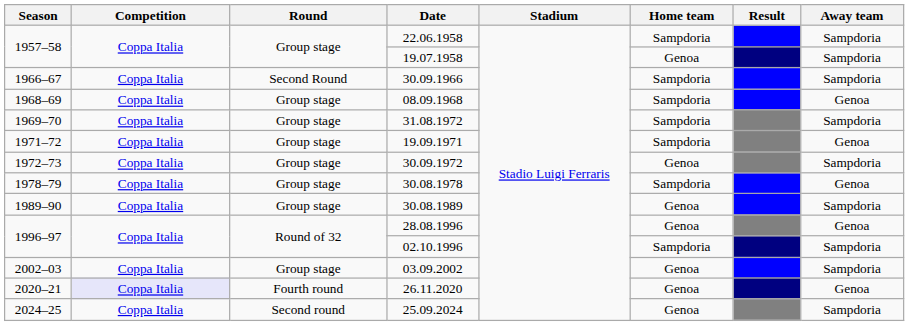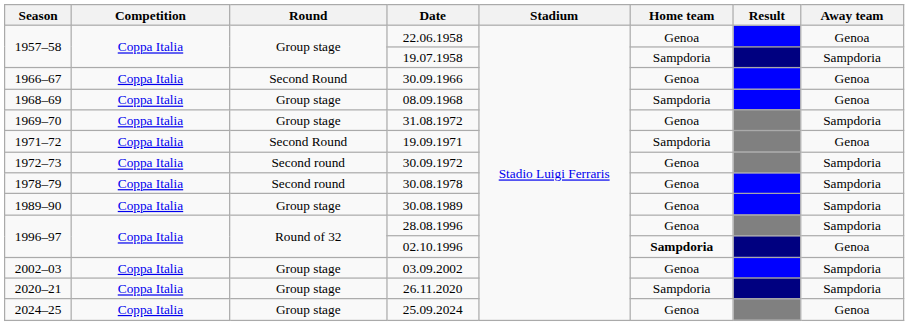(682, 36) Sampdoria -> (682, 36) Genoa
(852, 36) Sampdoria -> (852, 36) Genoa
(682, 57) Genoa -> (682, 57) Sampdoria
(682, 78) Sampdoria -> (682, 78) Genoa
(852, 78) Sampdoria -> (852, 78) Genoa
(682, 120) Sampdoria -> (682, 120) Genoa
(308, 141) Group stage -> (308, 141) Second Round
(308, 162) Group stage -> (308, 162) Second round
(308, 183) Group stage -> (308, 183) Second round
(682, 183) Sampdoria -> (682, 183) Genoa
(852, 183) Genoa -> (852, 183) Sampdoria
(852, 225) Genoa -> (852, 225) Sampdoria
(682, 246) normal -> (682, 246) bold
(852, 246) Sampdoria -> (852, 246) Genoa
(150, 288) lavender background -> (150, 288) no background
(308, 288) Fourth round -> (308, 288) Group stage
(682, 288) Genoa -> (682, 288) Sampdoria
(852, 288) Genoa -> (852, 288) Sampdoria
(308, 309) Second round -> (308, 309) Group stage
(852, 309) Sampdoria -> (852, 309) Genoa
